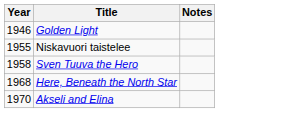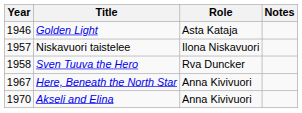+ column: (221, 13)
(19, 47) 1955 -> (19, 47) 1957
(19, 82) 1968 -> (19, 82) 1967
